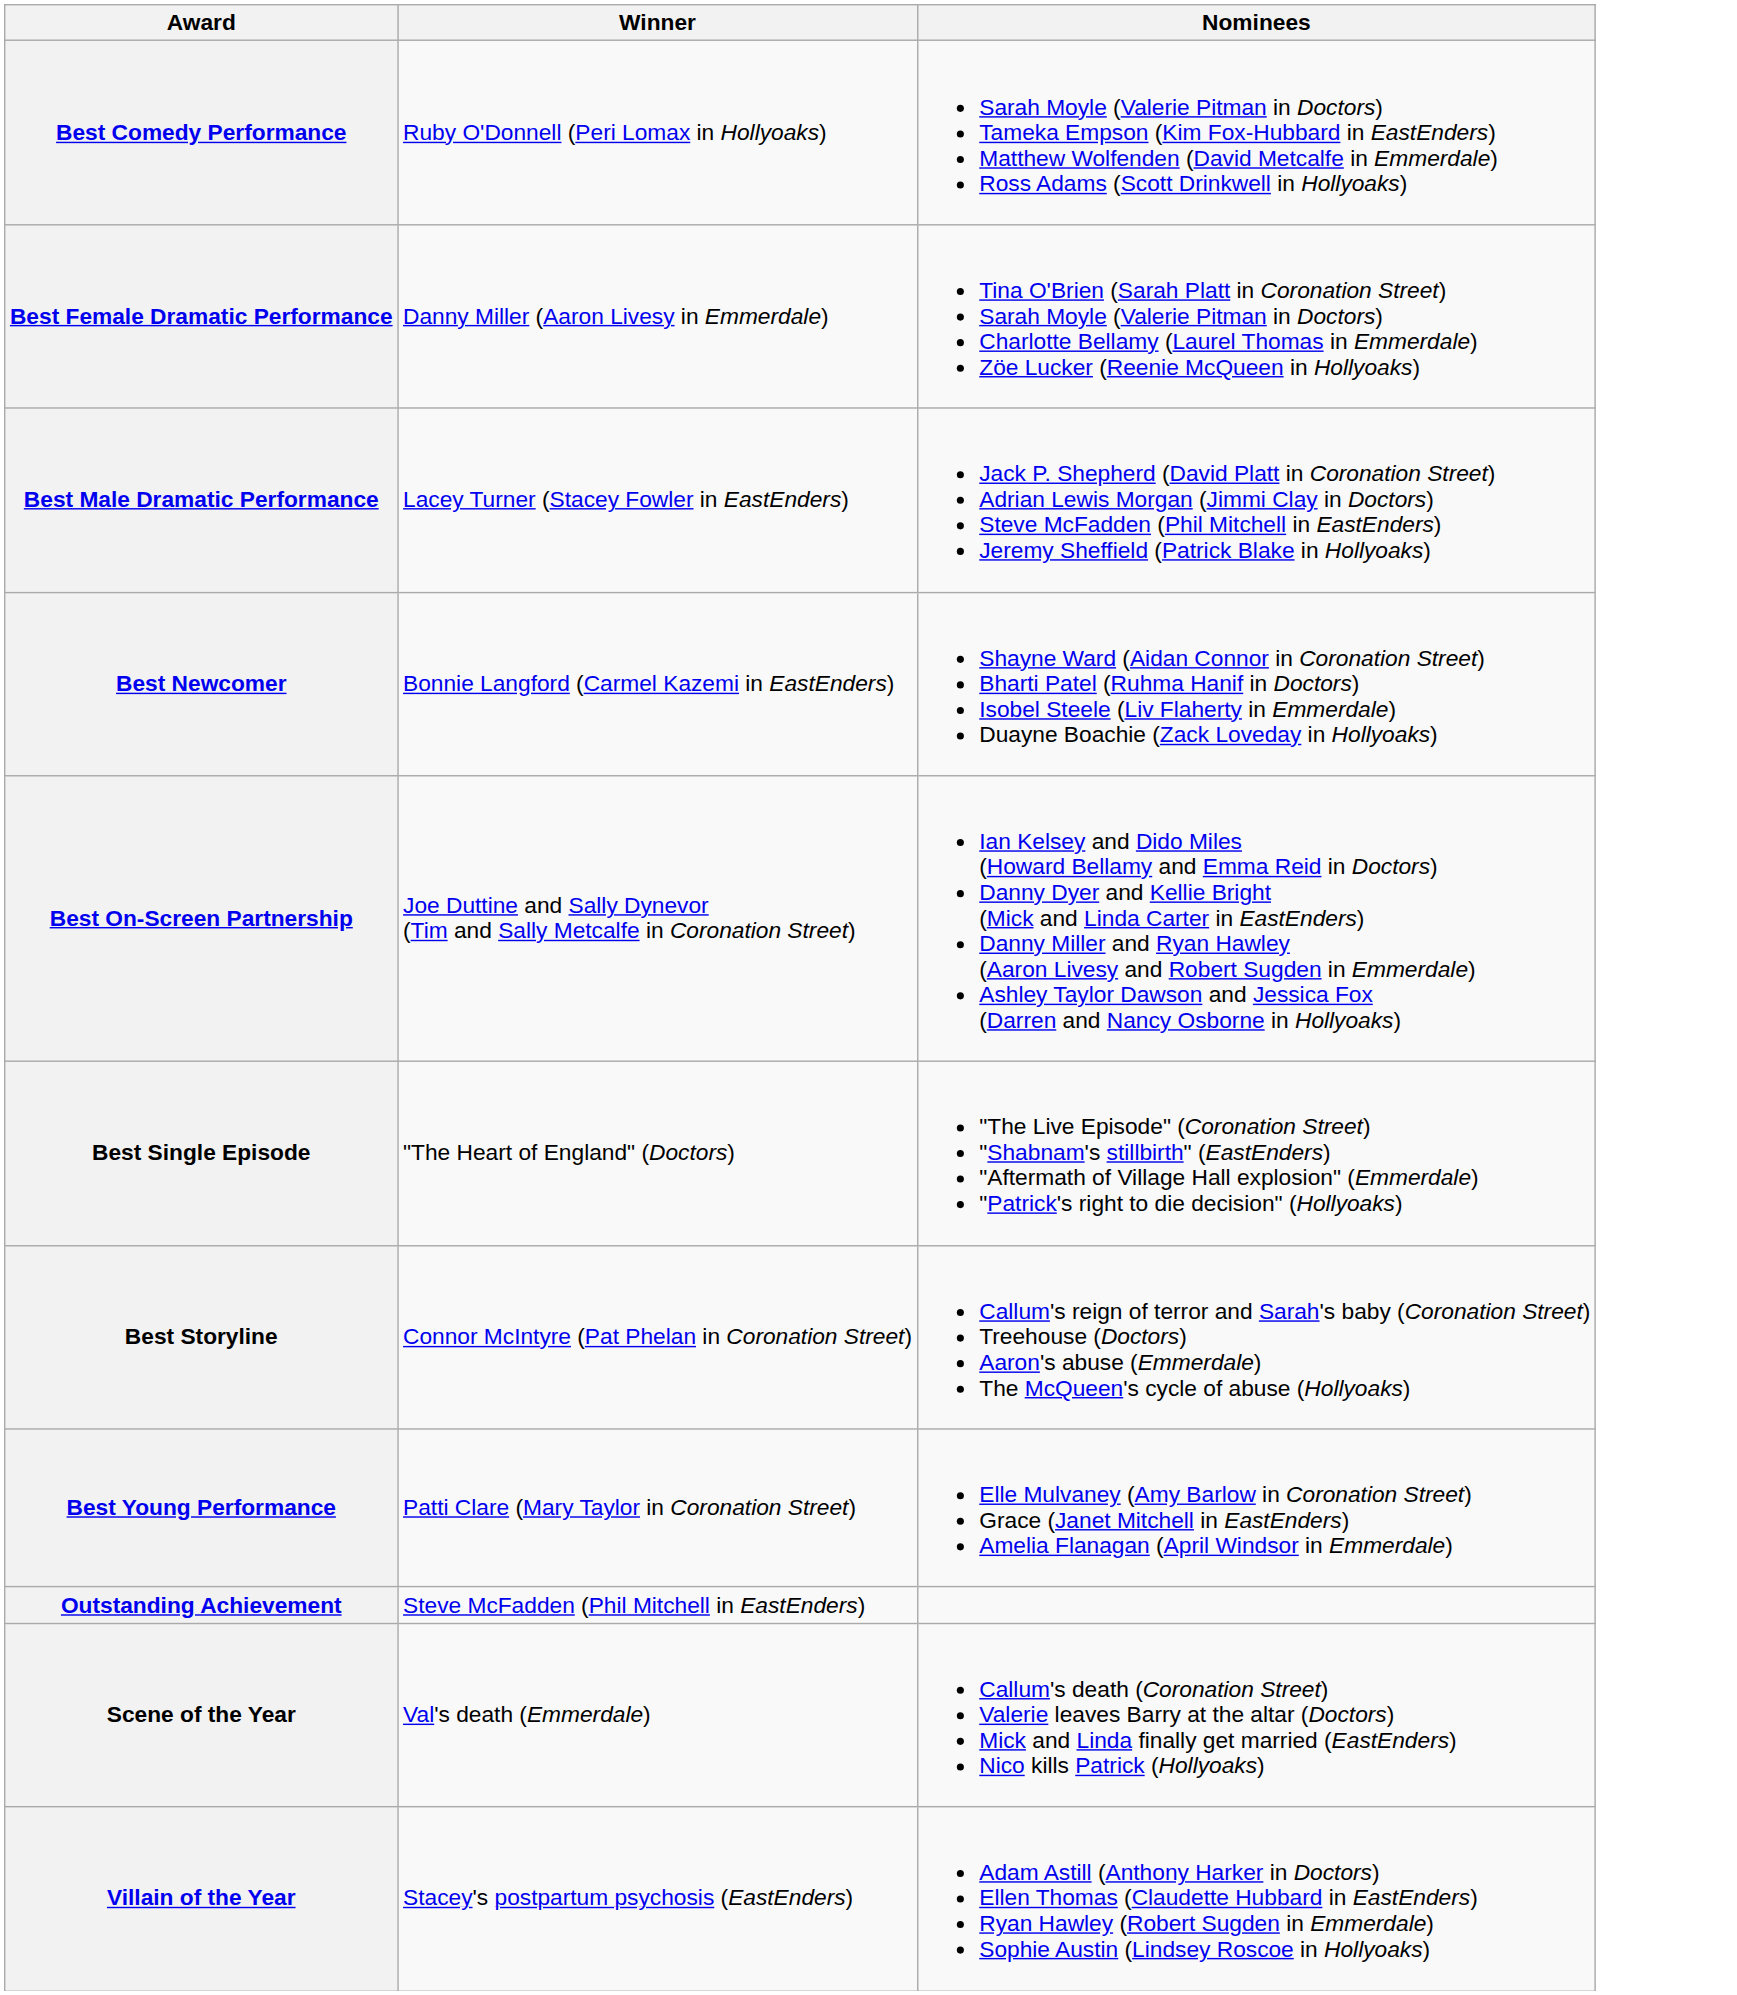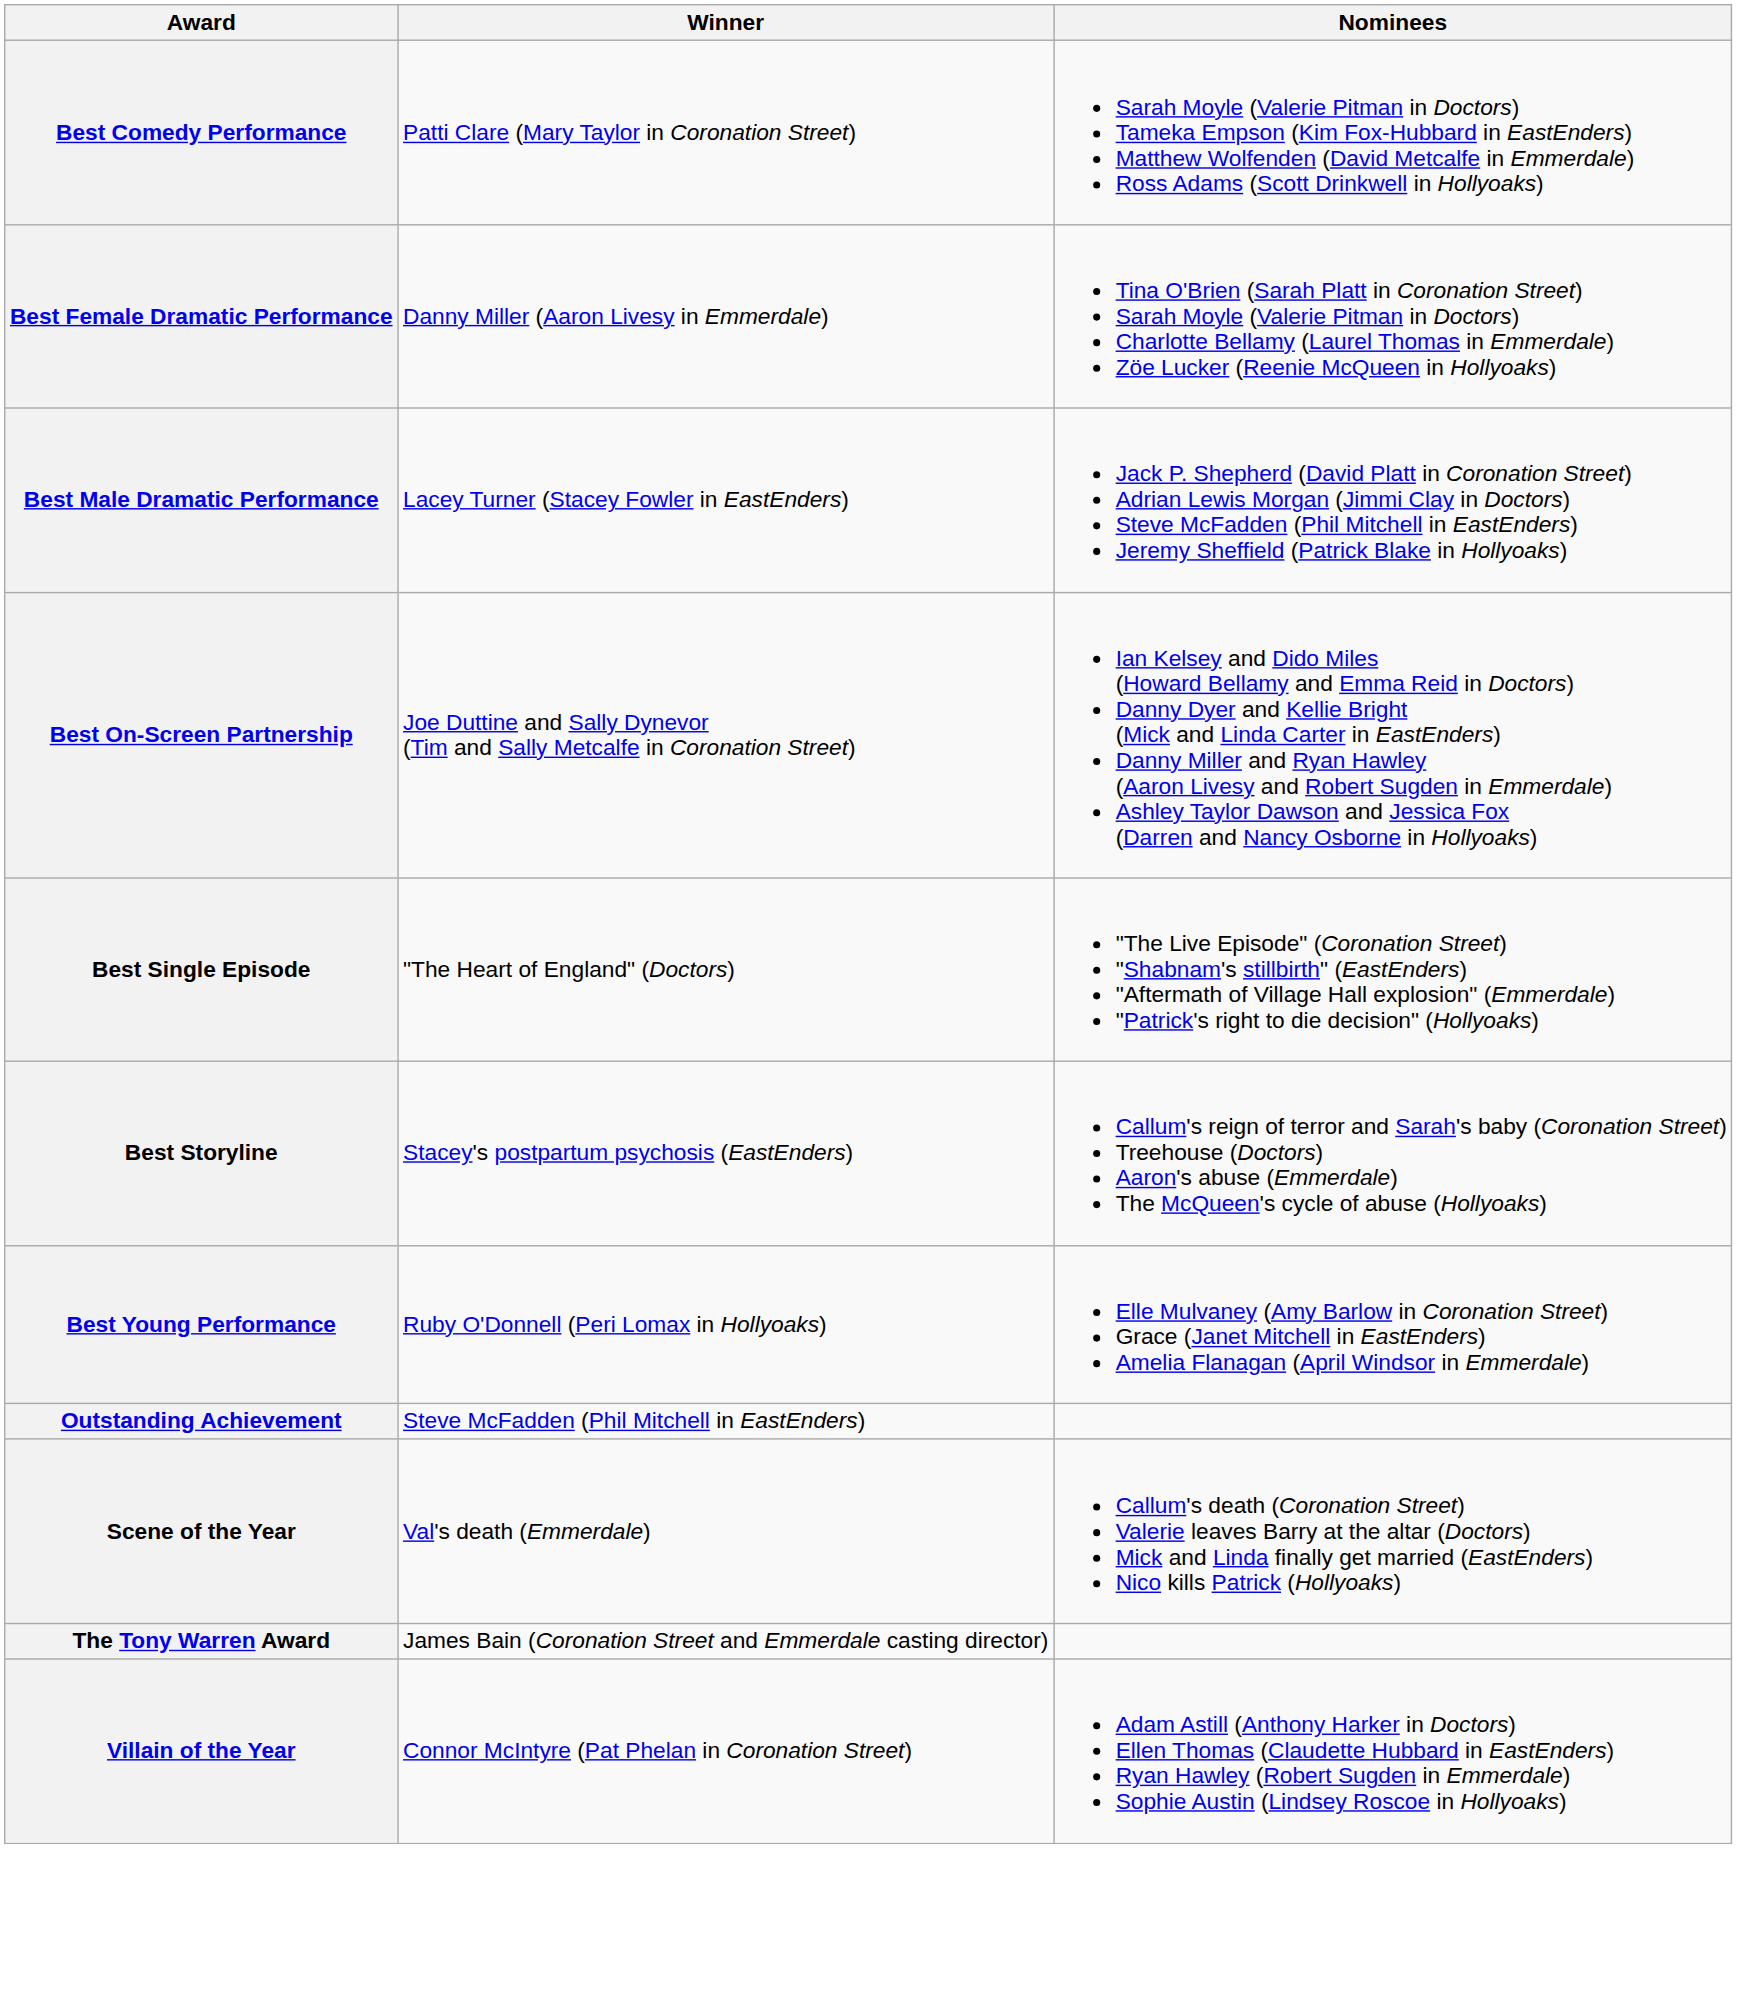(615, 132) Ruby O'Donnell (Peri Lomax in Hollyoaks) -> (629, 132) Patti Clare (Mary Taylor in Coronation Street)
- row: (201, 683)
(658, 1336) Connor McIntyre (Pat Phelan in Coronation Street) -> (628, 1153) Stacey's postpartum psychosis (EastEnders)
(629, 1507) Patti Clare (Mary Taylor in Coronation Street) -> (615, 1324) Ruby O'Donnell (Peri Lomax in Hollyoaks)
+ row: (201, 1640)
(628, 1898) Stacey's postpartum psychosis (EastEnders) -> (658, 1750) Connor McIntyre (Pat Phelan in Coronation Street)
